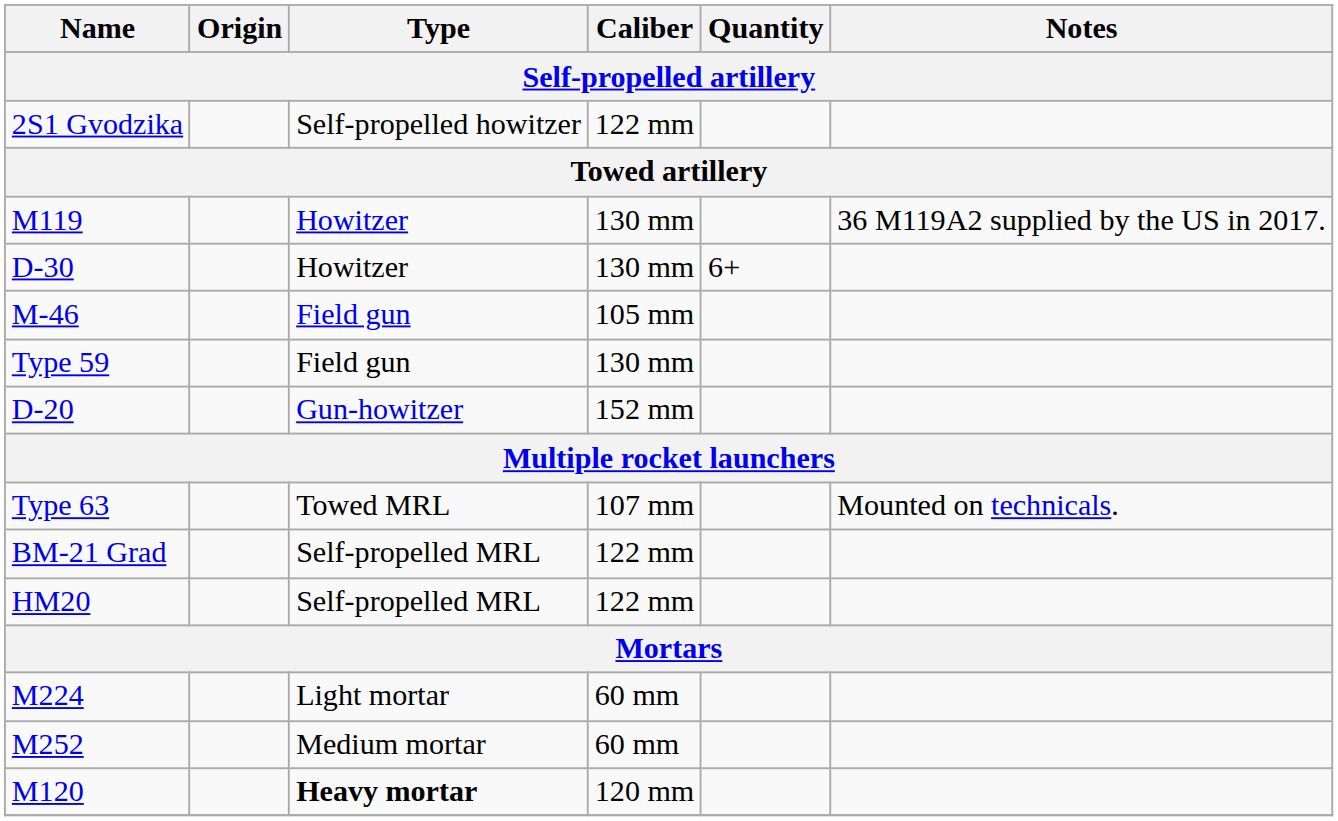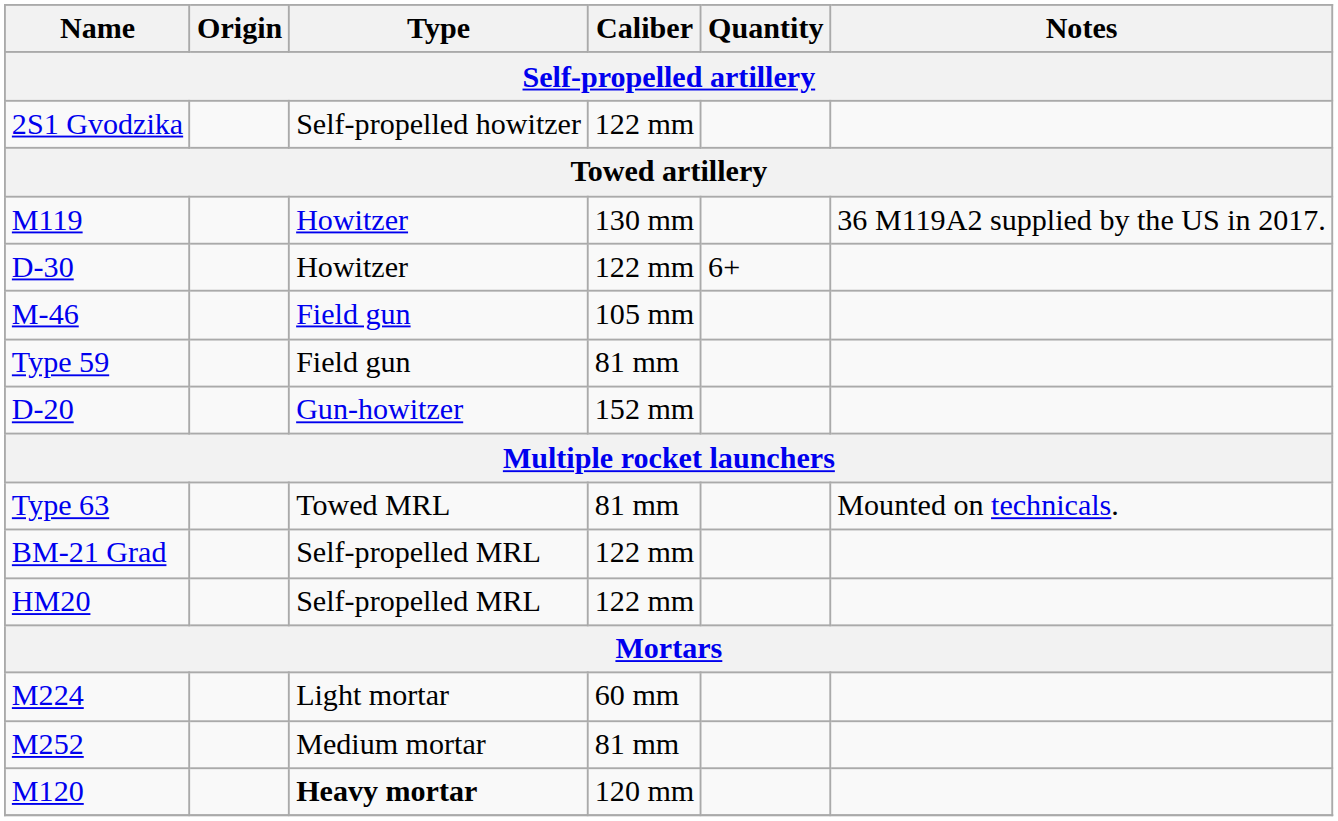(645, 266) 130 mm -> (645, 266) 122 mm
(645, 362) 130 mm -> (637, 362) 81 mm
(645, 505) 107 mm -> (637, 505) 81 mm
(637, 743) 60 mm -> (637, 743) 81 mm
